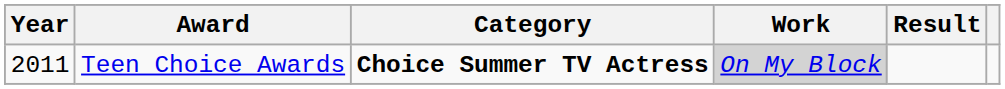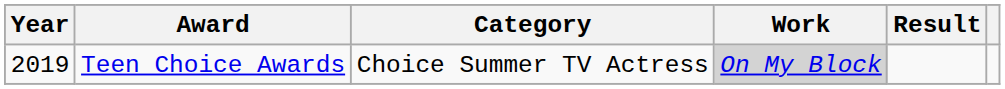(40, 65) 2011 -> (40, 65) 2019
(533, 65) bold -> (533, 65) normal
